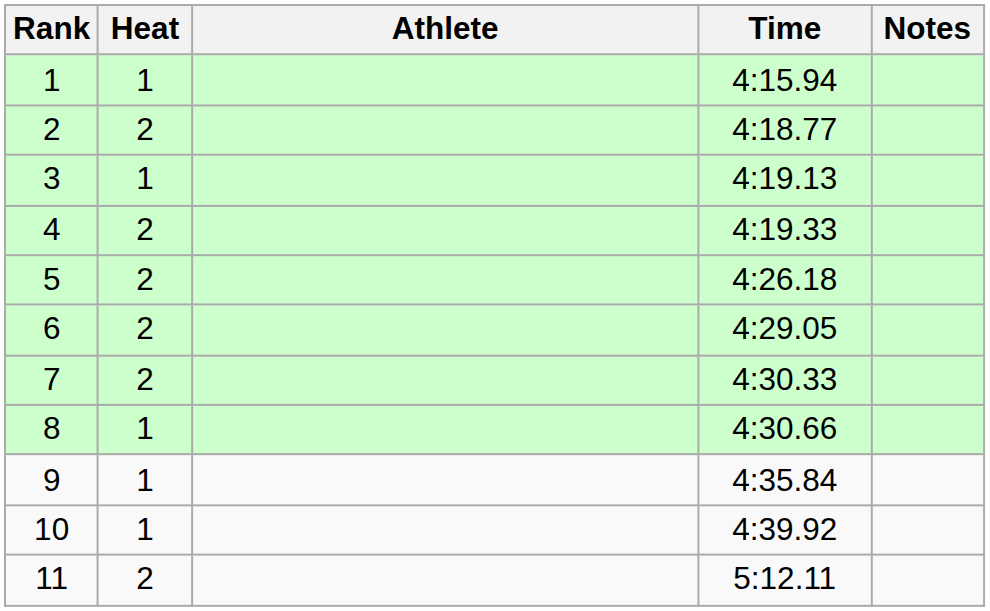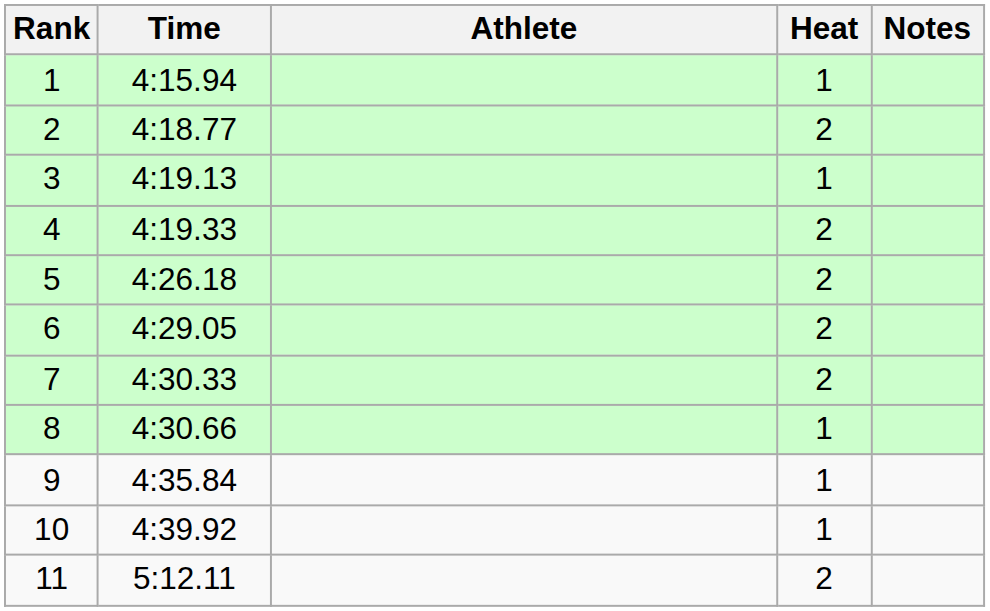columns swapped: (145, 29) <-> (785, 29)
